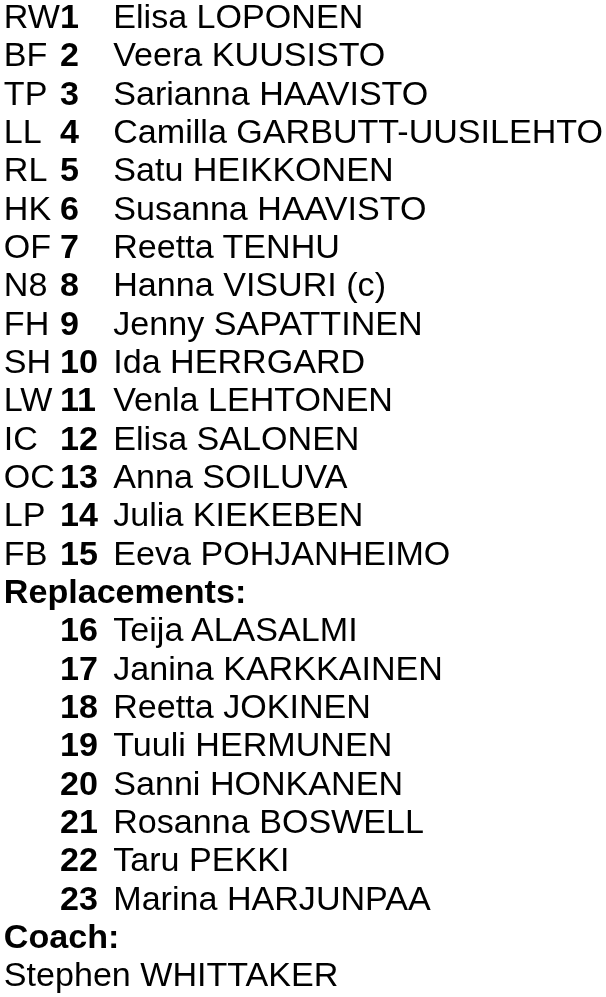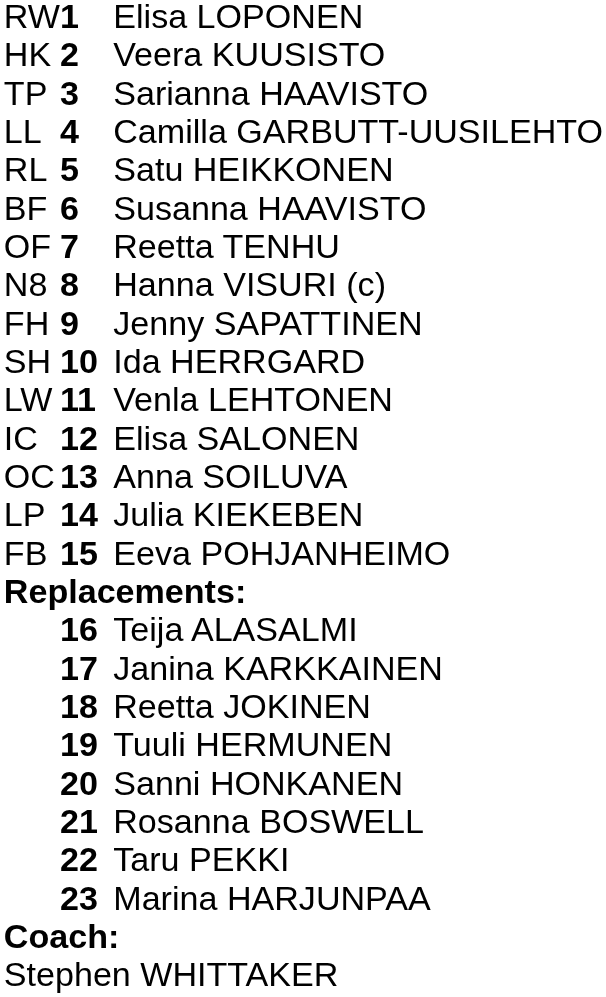(26, 54) BF -> (28, 54) HK
(28, 208) HK -> (26, 208) BF
